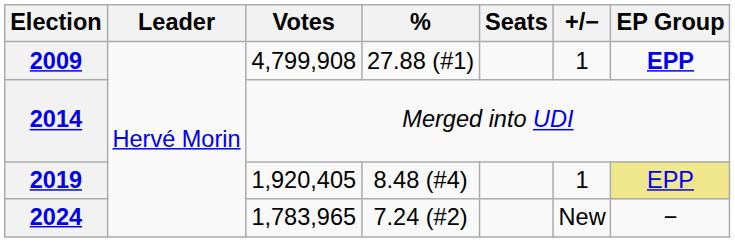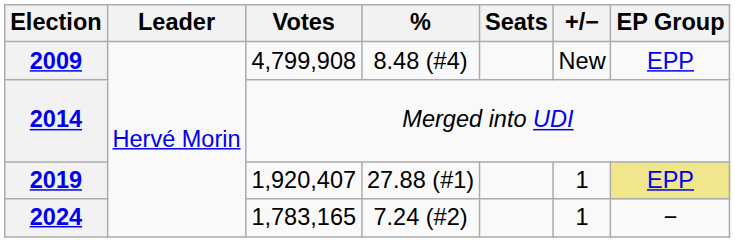(421, 60) 27.88 (#1) -> (421, 60) 8.48 (#4)
(582, 60) 1 -> (582, 60) New
(670, 60) bold -> (670, 60) normal
(304, 180) 1,920,405 -> (304, 180) 1,920,407
(421, 180) 8.48 (#4) -> (421, 180) 27.88 (#1)
(304, 217) 1,783,965 -> (304, 217) 1,783,165
(582, 217) New -> (582, 217) 1
